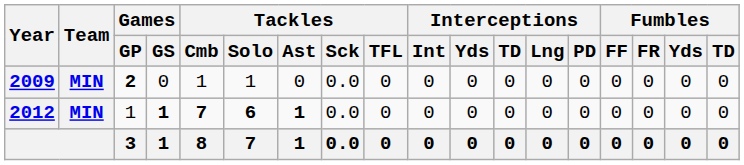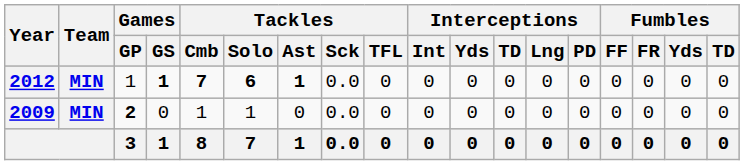rows swapped: (32, 82) <-> (32, 113)
